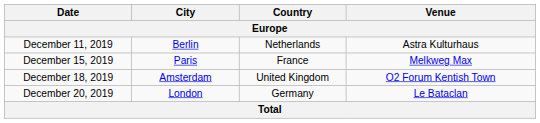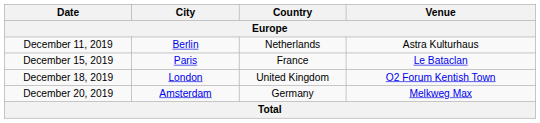(441, 61) Melkweg Max -> (441, 61) Le Bataclan
(185, 77) Amsterdam -> (185, 77) London
(185, 93) London -> (185, 93) Amsterdam
(441, 93) Le Bataclan -> (441, 93) Melkweg Max
